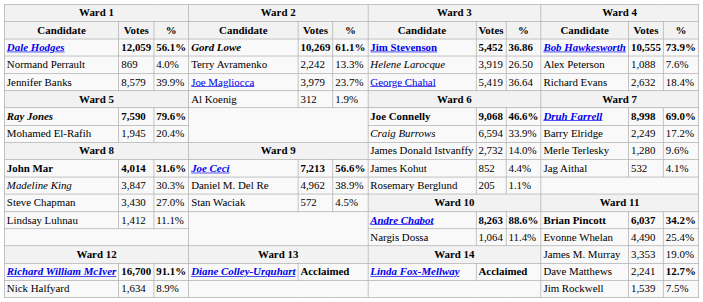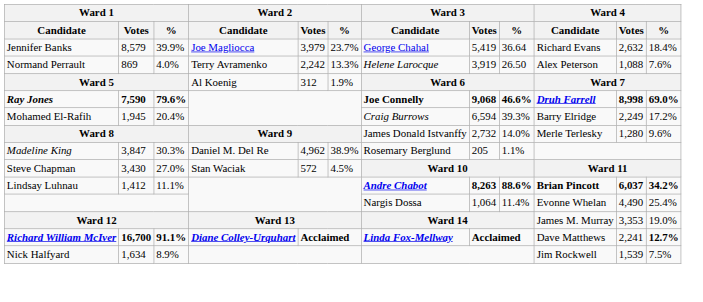- row: (36, 47)
rows swapped: (39, 82) <-> (46, 64)
(523, 133) 33.9% -> (516, 116) 39.3%
- row: (30, 168)
